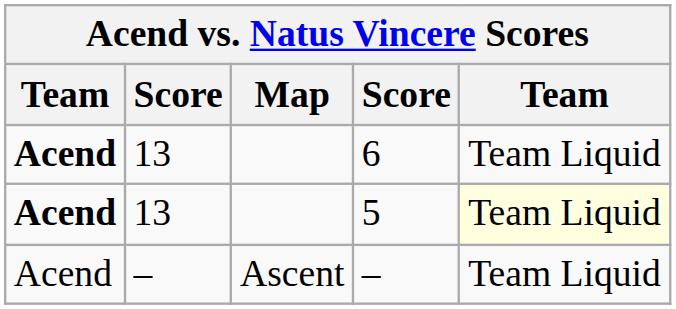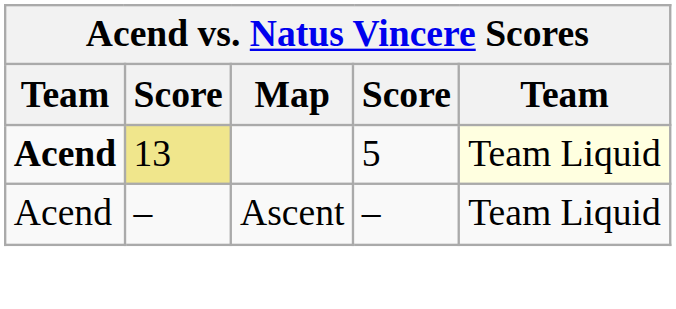- row: (371, 153)
(152, 213) no background -> (152, 153) khaki background
